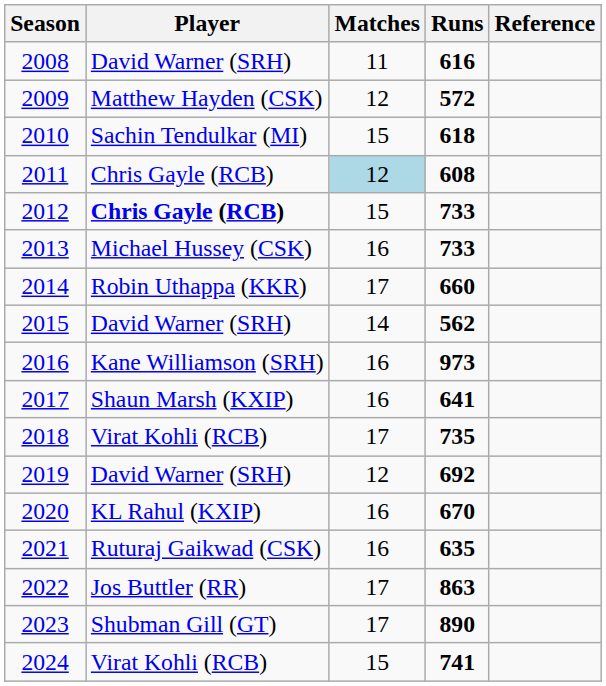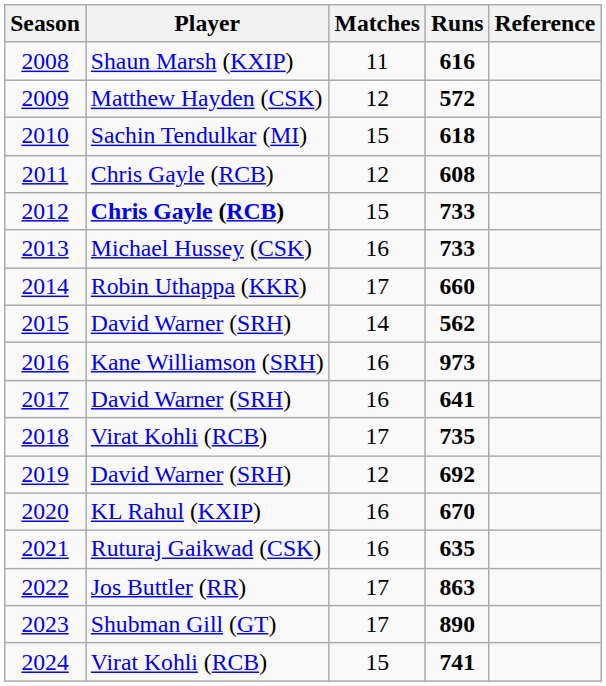(191, 60) David Warner (SRH) -> (192, 60) Shaun Marsh (KXIP)
(377, 173) lightblue background -> (377, 173) no background
(192, 398) Shaun Marsh (KXIP) -> (191, 398) David Warner (SRH)
